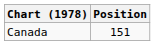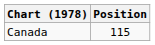(120, 32) 151 -> (120, 32) 115
